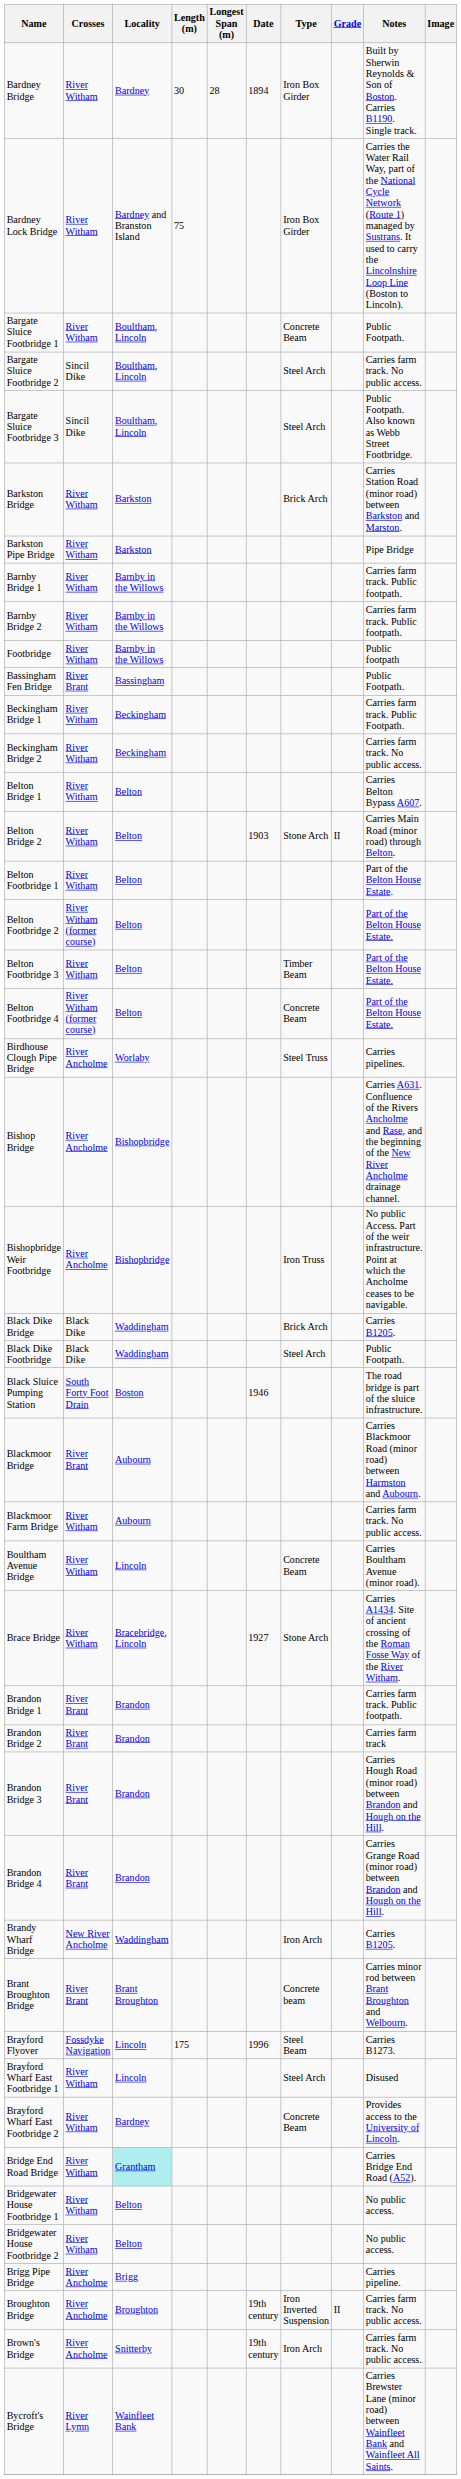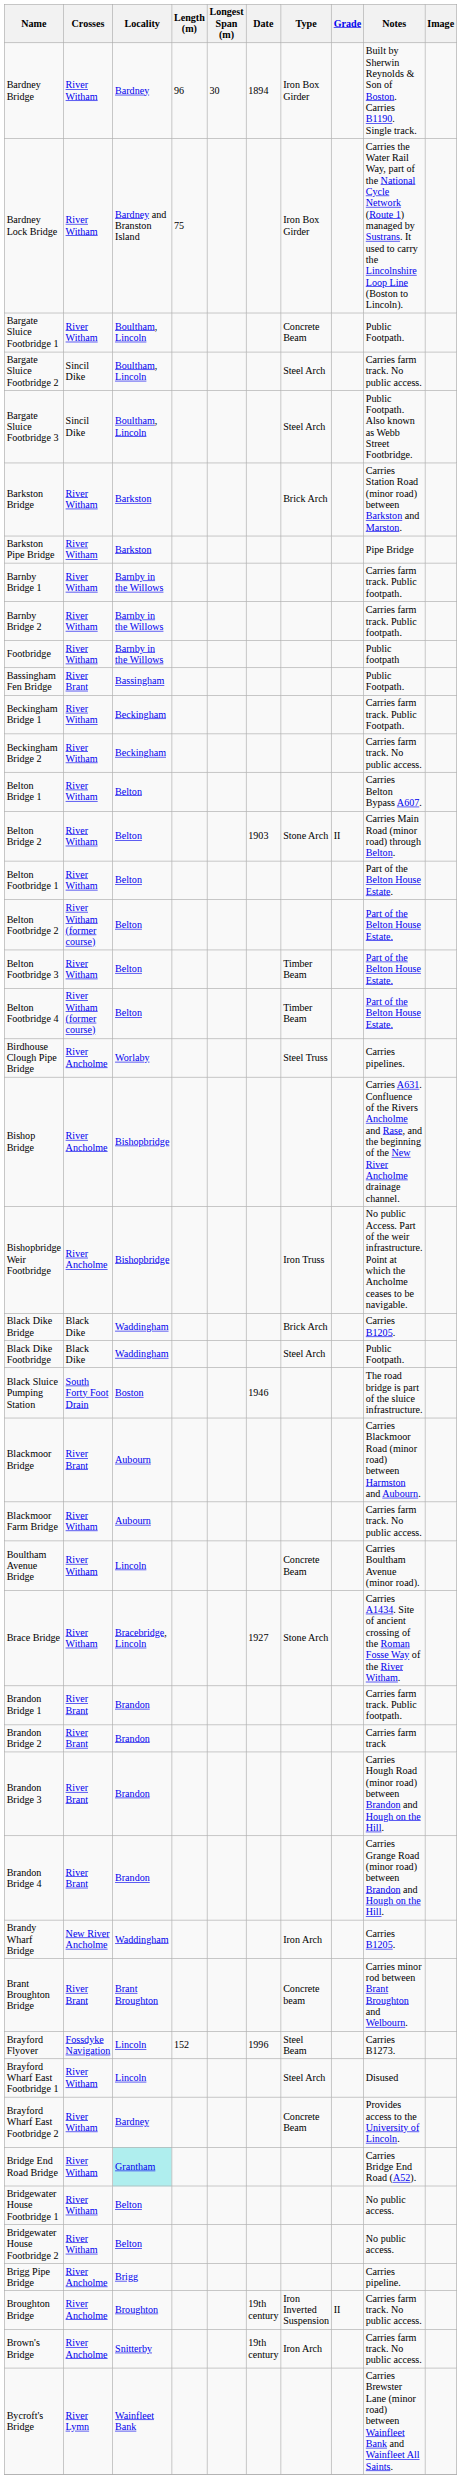(179, 90) 30 -> (179, 90) 96
(214, 90) 28 -> (214, 90) 30
(301, 1013) Concrete Beam -> (298, 1013) Timber Beam
(182, 2045) 175 -> (182, 2045) 152
